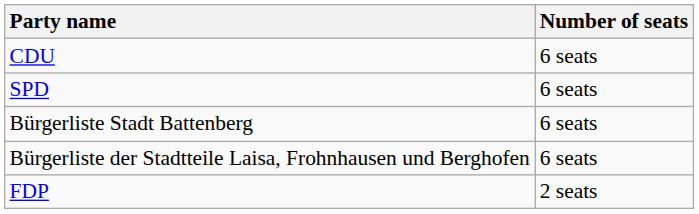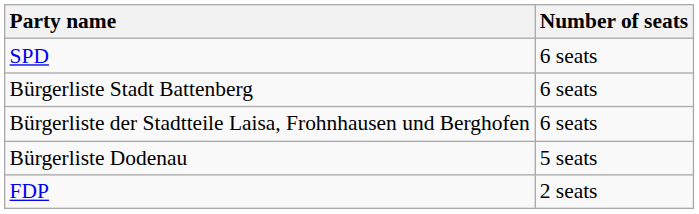- row: (32, 55)
+ row: (98, 157)
